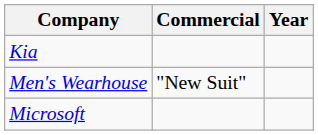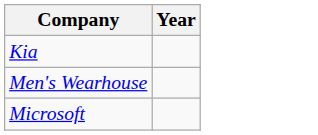- column: (208, 20)
